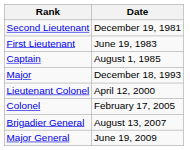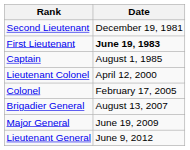(125, 43) normal -> (128, 43) bold
- row: (19, 75)
+ row: (49, 138)
